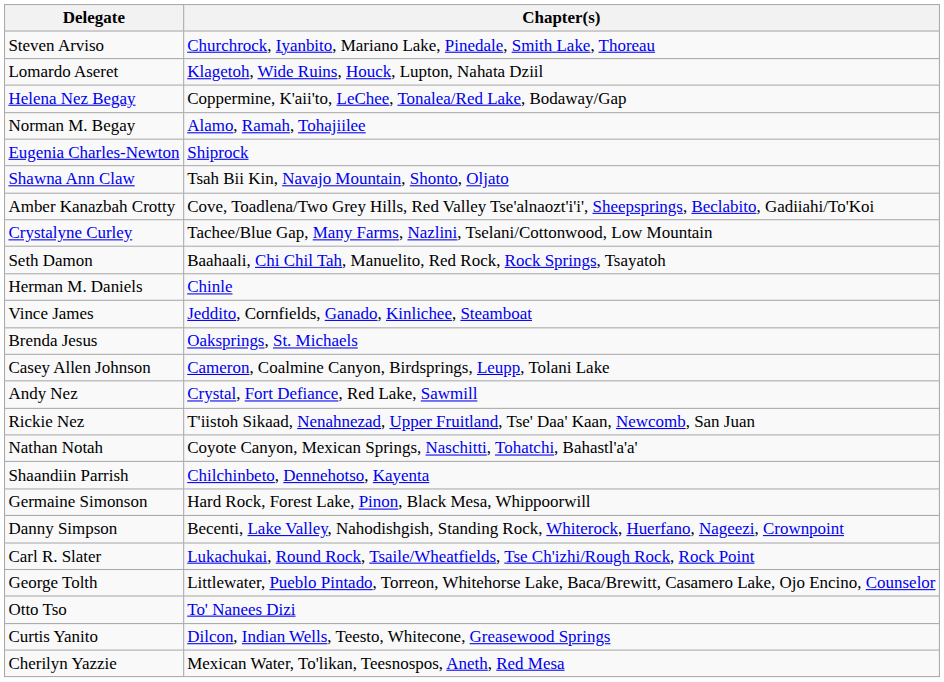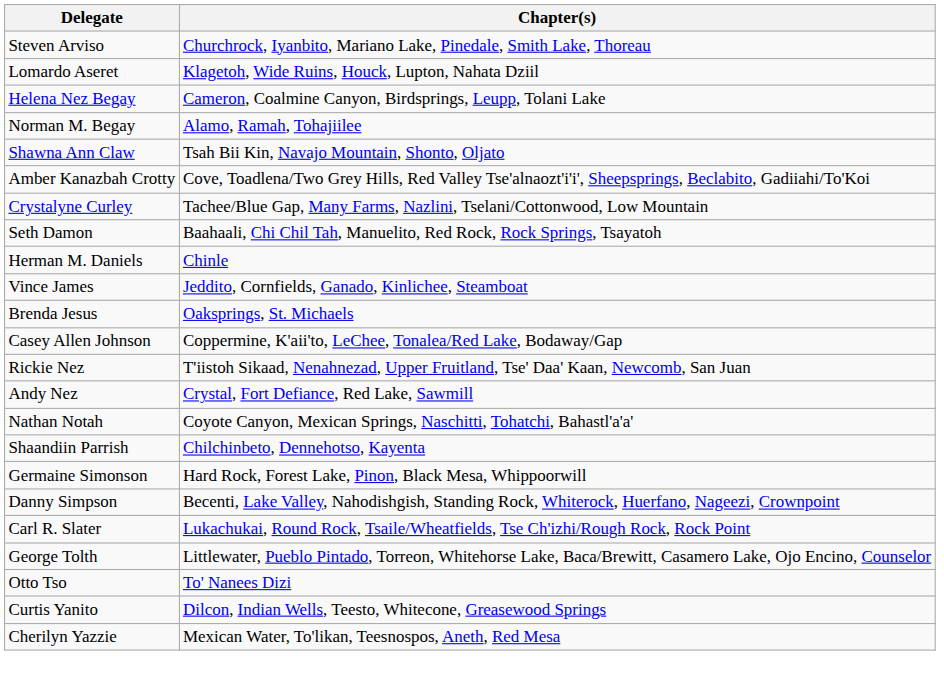(407, 98) Coppermine, K'aii'to, LeChee, Tonalea/Red Lake, Bodaway/Gap -> (394, 98) Cameron, Coalmine Canyon, Birdsprings, Leupp, Tolani Lake
- row: (94, 152)
(398, 367) Cameron, Coalmine Canyon, Birdsprings, Leupp, Tolani Lake -> (403, 340) Coppermine, K'aii'to, LeChee, Tonalea/Red Lake, Bodaway/Gap
rows swapped: (43, 394) <-> (46, 421)
